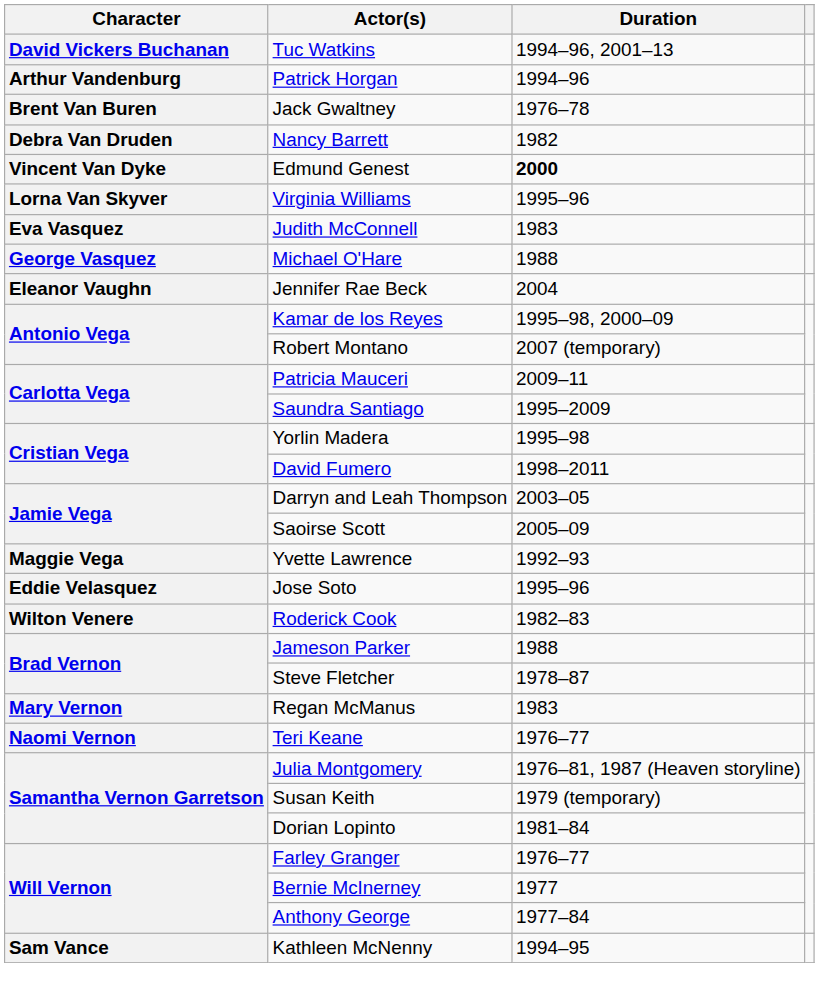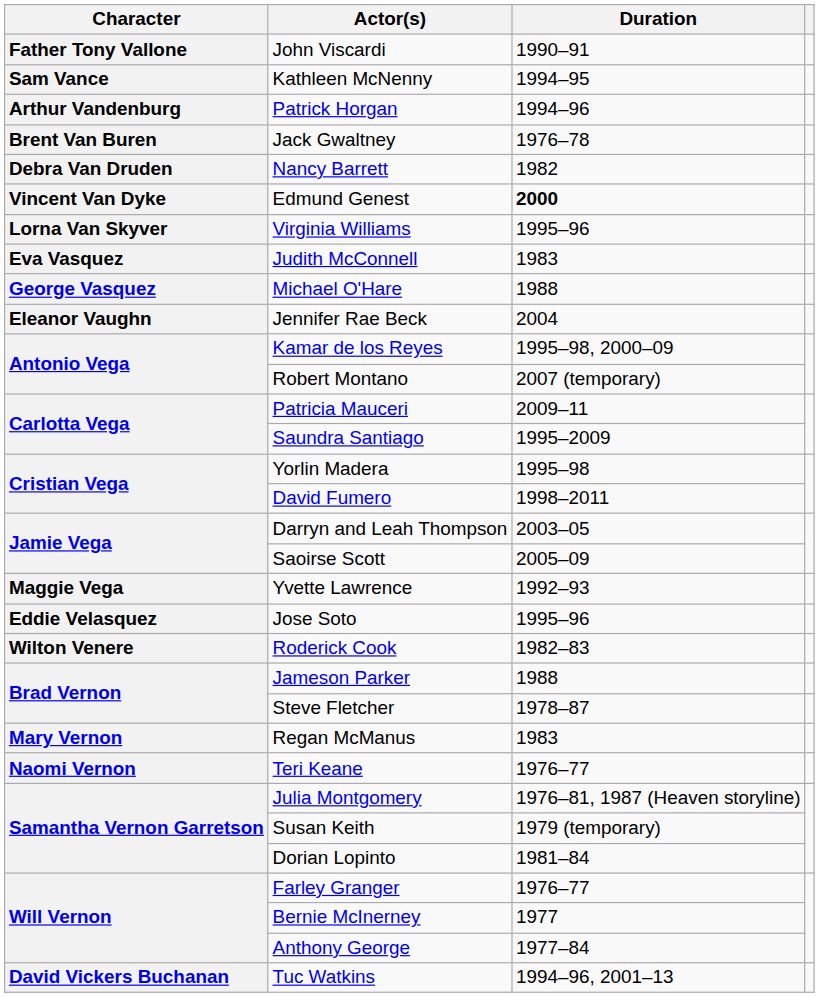+ row: (329, 49)
rows swapped: (352, 947) <-> (324, 49)
